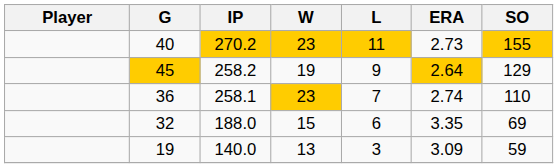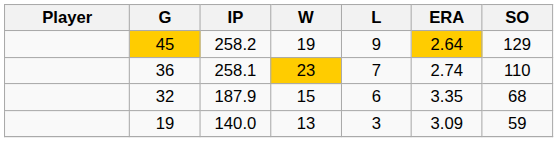- row: (165, 44)
(235, 123) 188.0 -> (235, 96) 187.9
(517, 123) 69 -> (517, 96) 68
